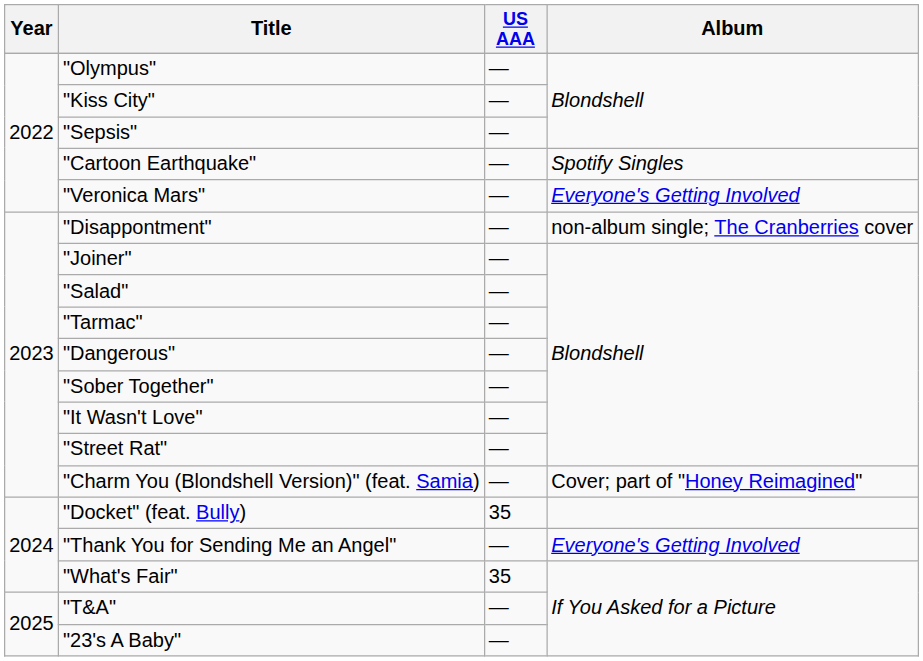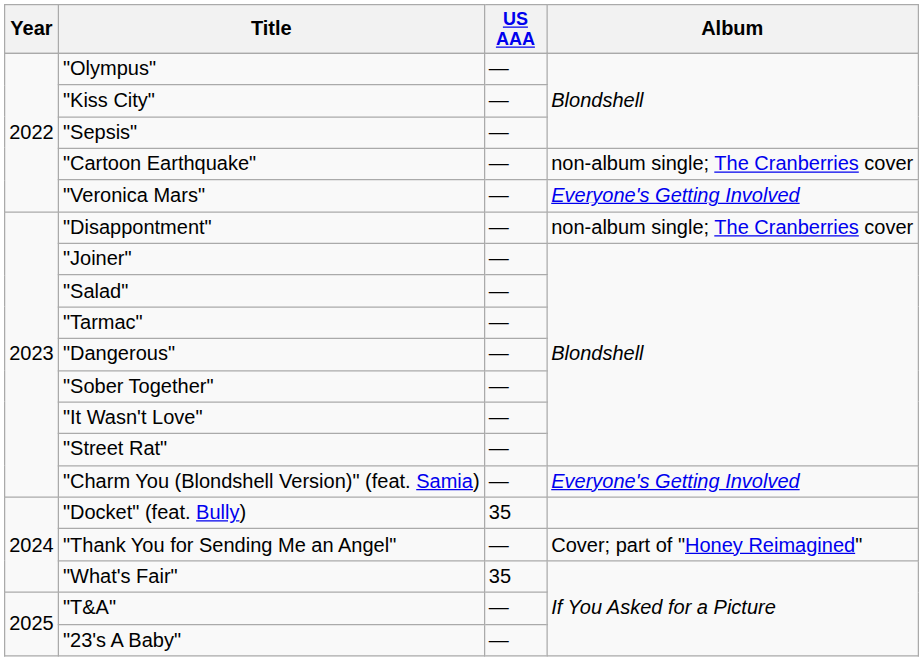(617, 163) Spotify Singles -> (732, 163) non-album single; The Cranberries cover
(707, 481) Cover; part of "Honey Reimagined" -> (675, 481) Everyone's Getting Involved
(675, 544) Everyone's Getting Involved -> (707, 544) Cover; part of "Honey Reimagined"
